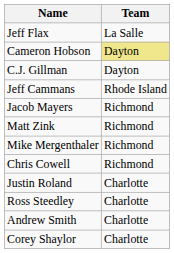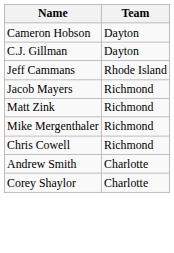- row: (28, 32)
(122, 51) khaki background -> (122, 32) no background
- row: (39, 182)
- row: (40, 201)
